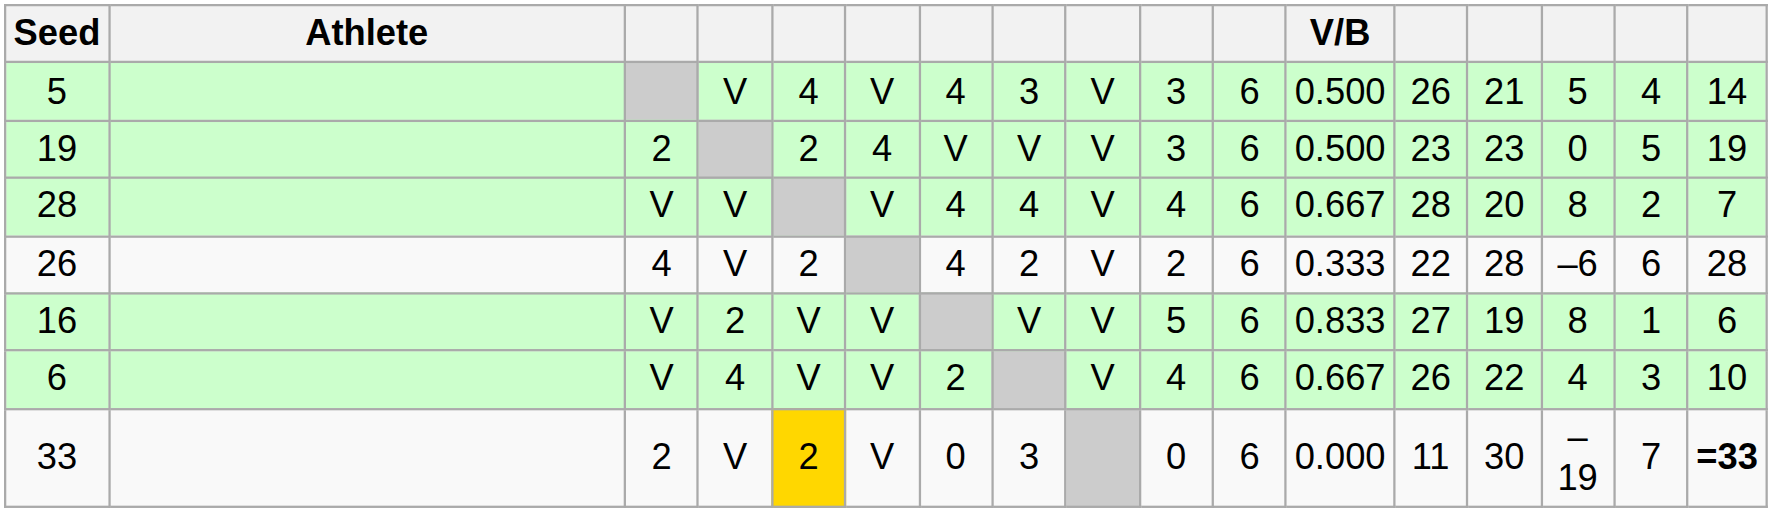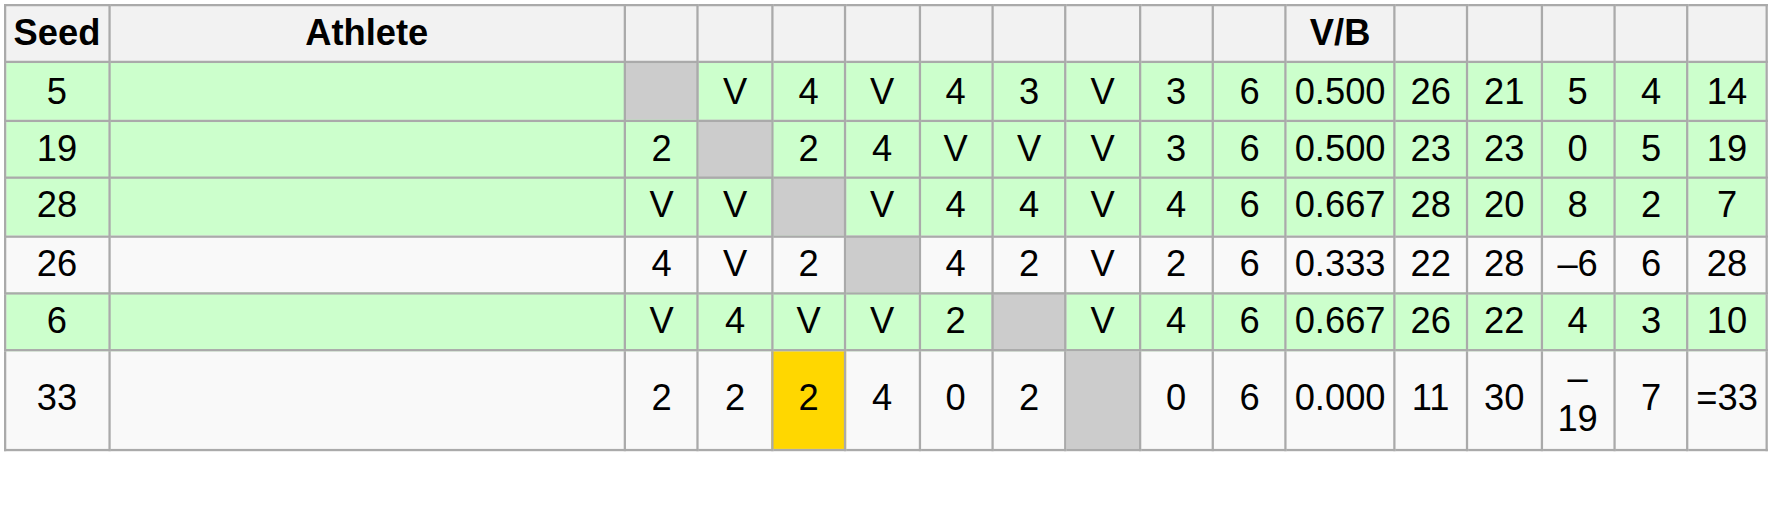- row: (57, 321)
(735, 456) V -> (735, 399) 2
(882, 456) V -> (882, 399) 4
(1029, 456) 3 -> (1029, 399) 2
(1727, 456) bold -> (1727, 399) normal
